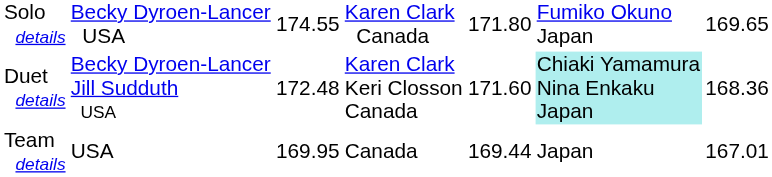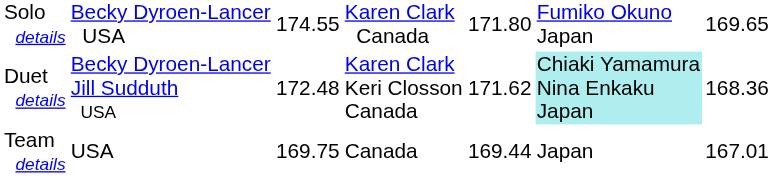(500, 87) 171.60 -> (500, 87) 171.62
(308, 151) 169.95 -> (308, 151) 169.75
